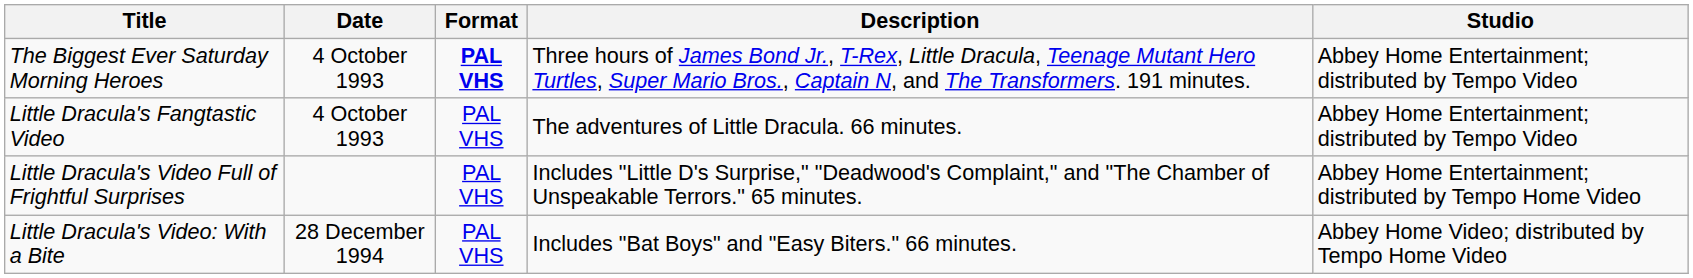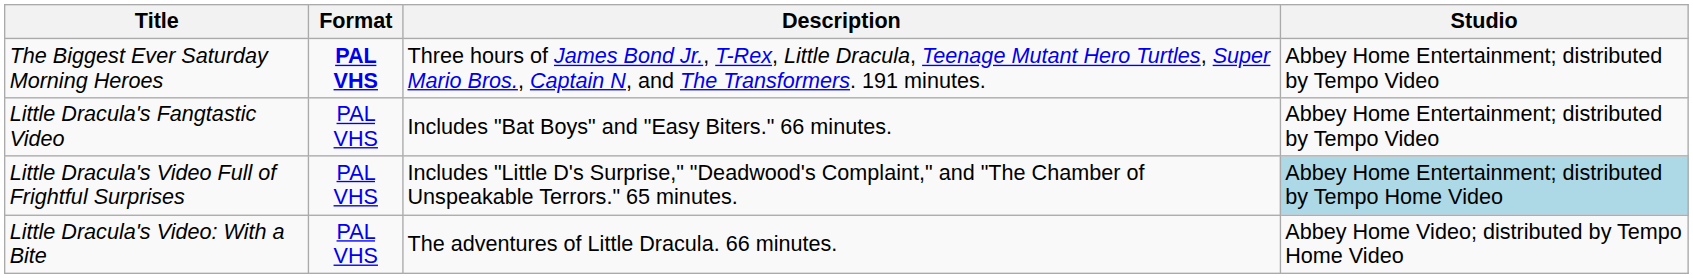- column: (360, 21)
(747, 126) The adventures of Little Dracula. 66 minutes. -> (650, 126) Includes "Bat Boys" and "Easy Biters." 66 minutes.
(1479, 185) no background -> (1474, 185) lightblue background
(775, 243) Includes "Bat Boys" and "Easy Biters." 66 minutes. -> (622, 243) The adventures of Little Dracula. 66 minutes.
